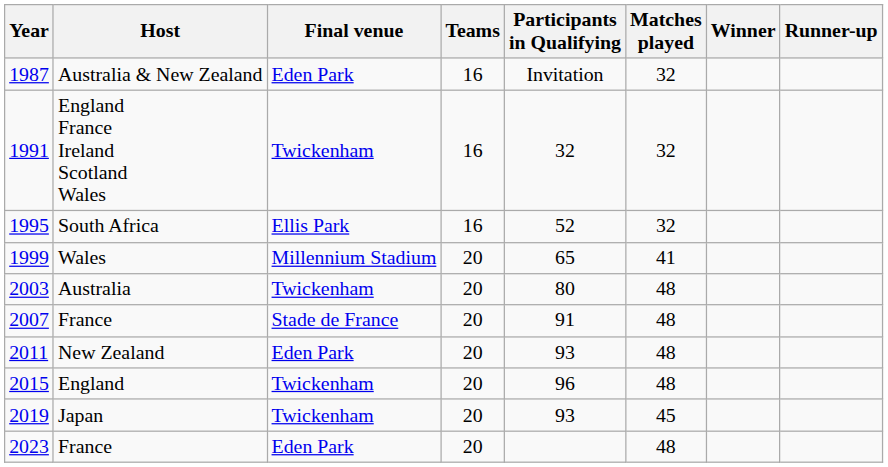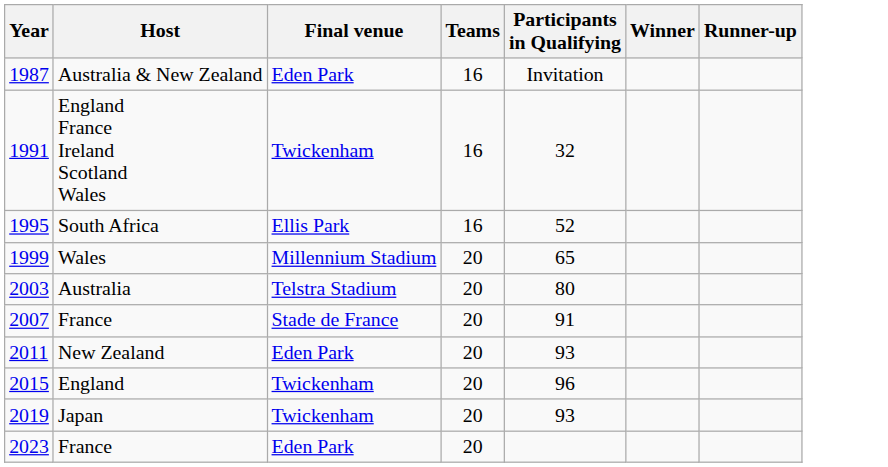- column: (666, 31)
(323, 289) Twickenham -> (334, 289) Telstra Stadium
